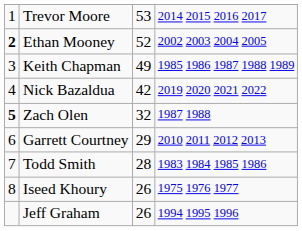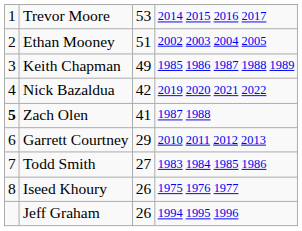(12, 41) bold -> (12, 41) normal
(143, 41) 52 -> (143, 41) 51
(143, 115) 32 -> (143, 115) 41
(143, 164) 28 -> (143, 164) 27
